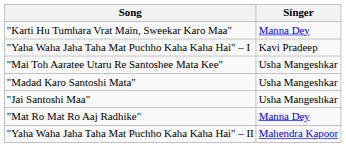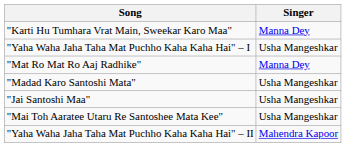(288, 47) Kavi Pradeep -> (298, 47) Usha Mangeshkar
rows swapped: (115, 64) <-> (74, 116)
